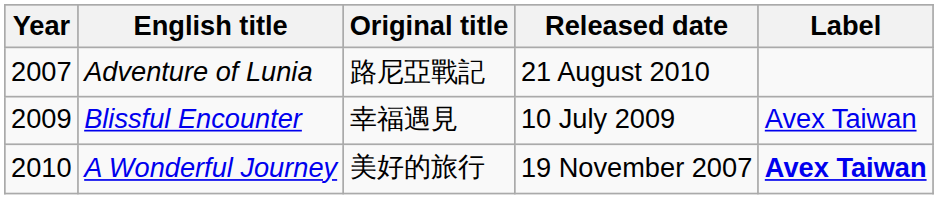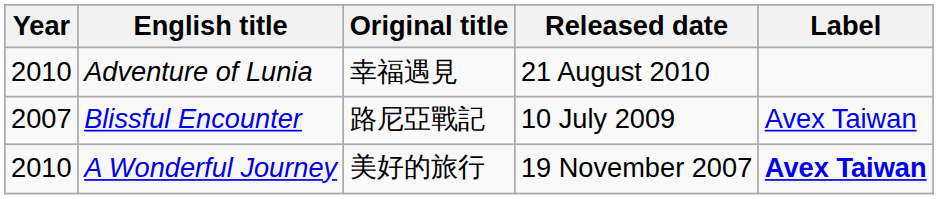(41, 71) 2007 -> (41, 71) 2010
(418, 70) 路尼亞戰記 -> (404, 70) 幸福遇見
(41, 119) 2009 -> (41, 119) 2007
(404, 119) 幸福遇見 -> (418, 119) 路尼亞戰記
